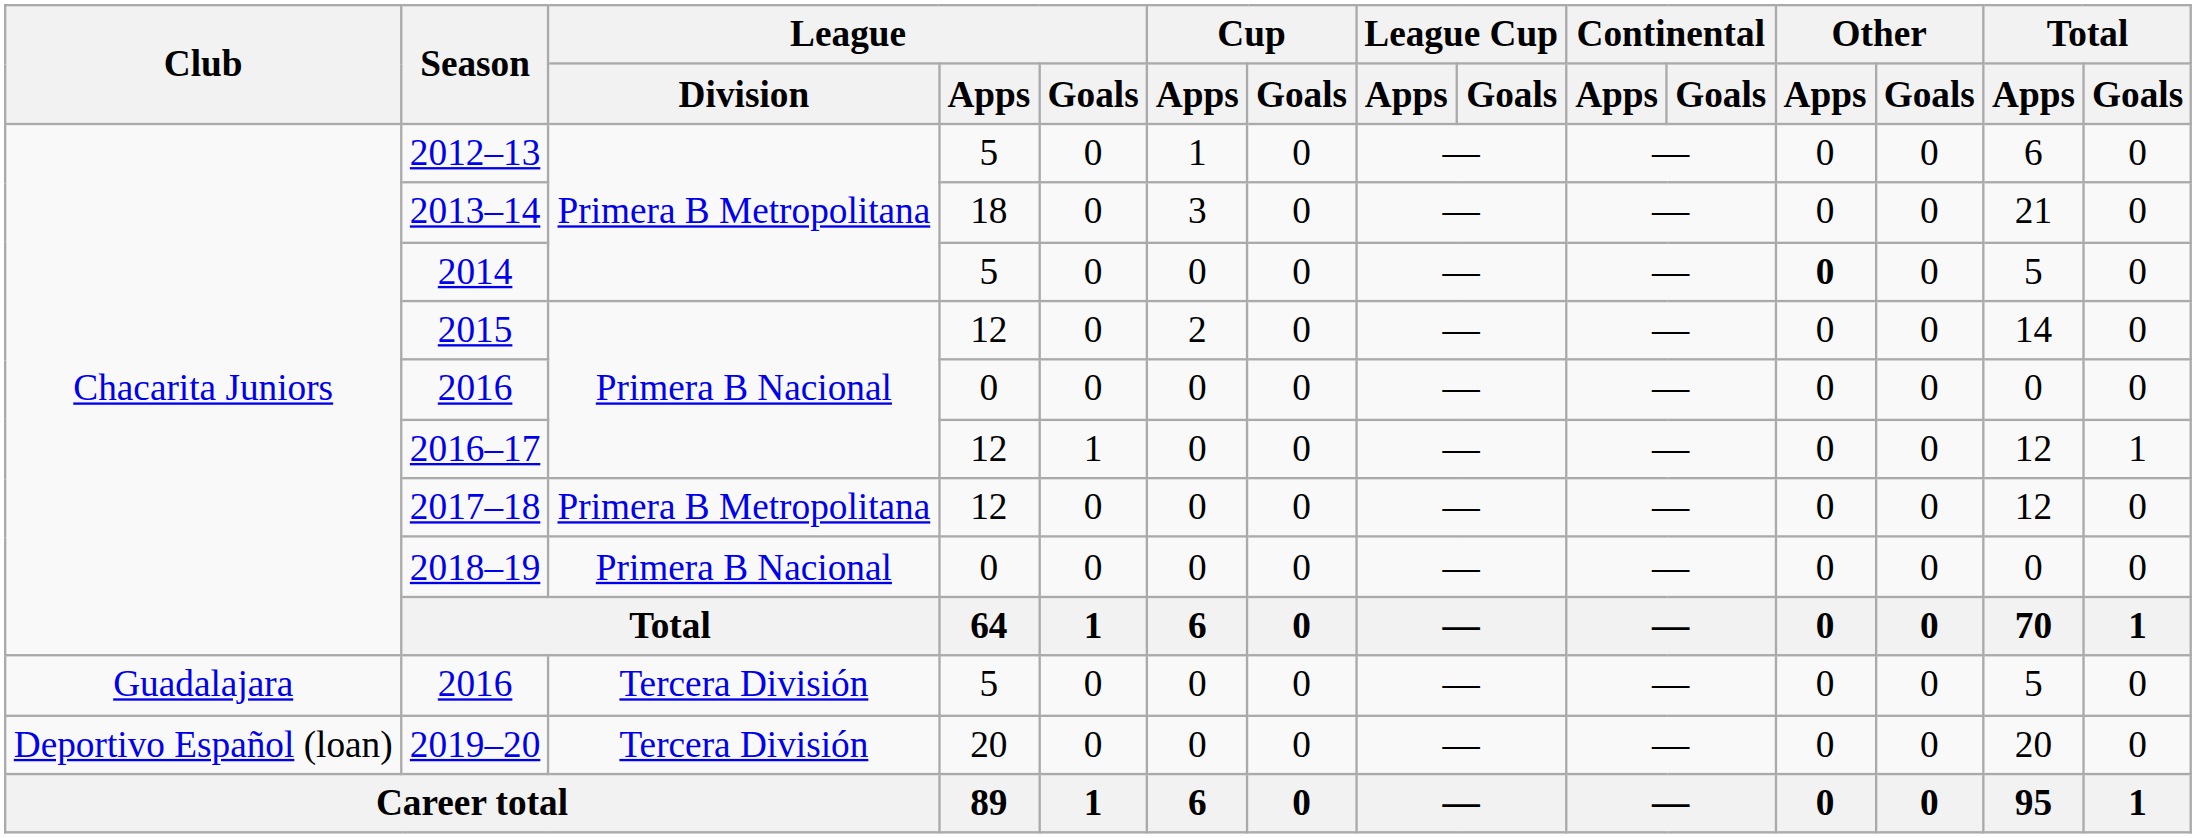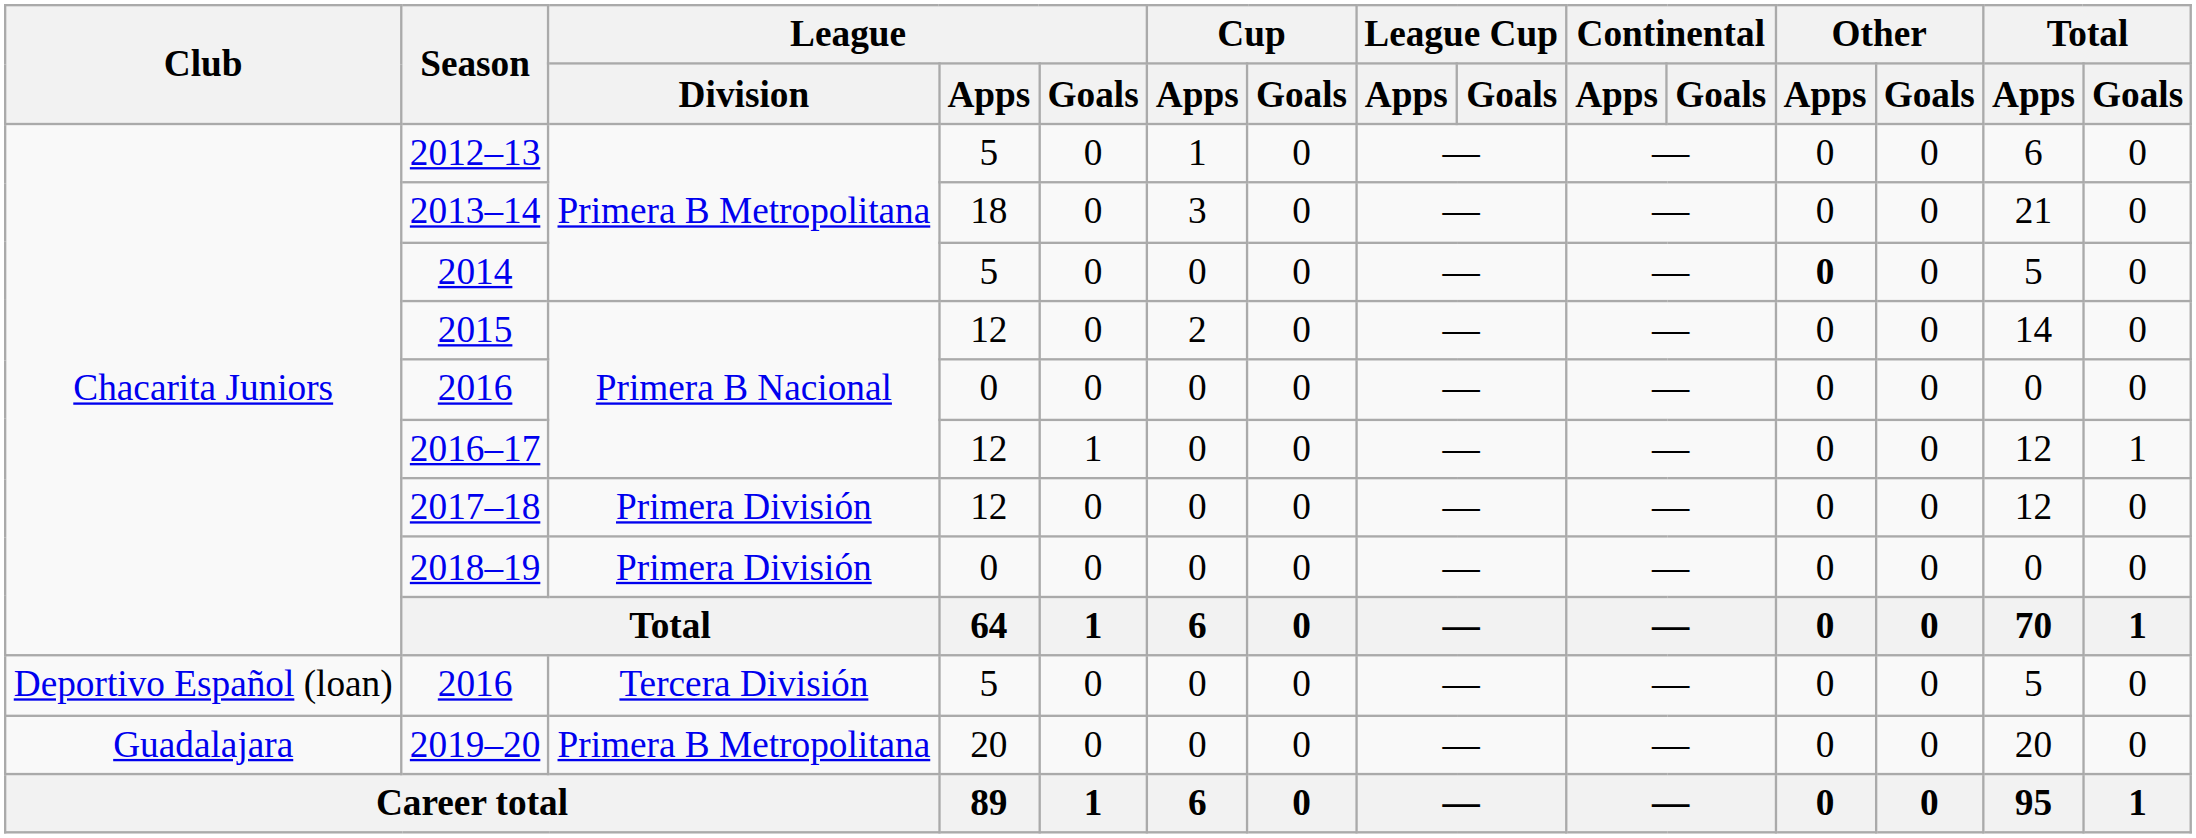(744, 507) Primera B Metropolitana -> (744, 507) Primera División
(744, 566) Primera B Nacional -> (744, 566) Primera División
(203, 684) Guadalajara -> (203, 684) Deportivo Español (loan)
(203, 743) Deportivo Español (loan) -> (203, 743) Guadalajara
(744, 743) Tercera División -> (744, 743) Primera B Metropolitana
